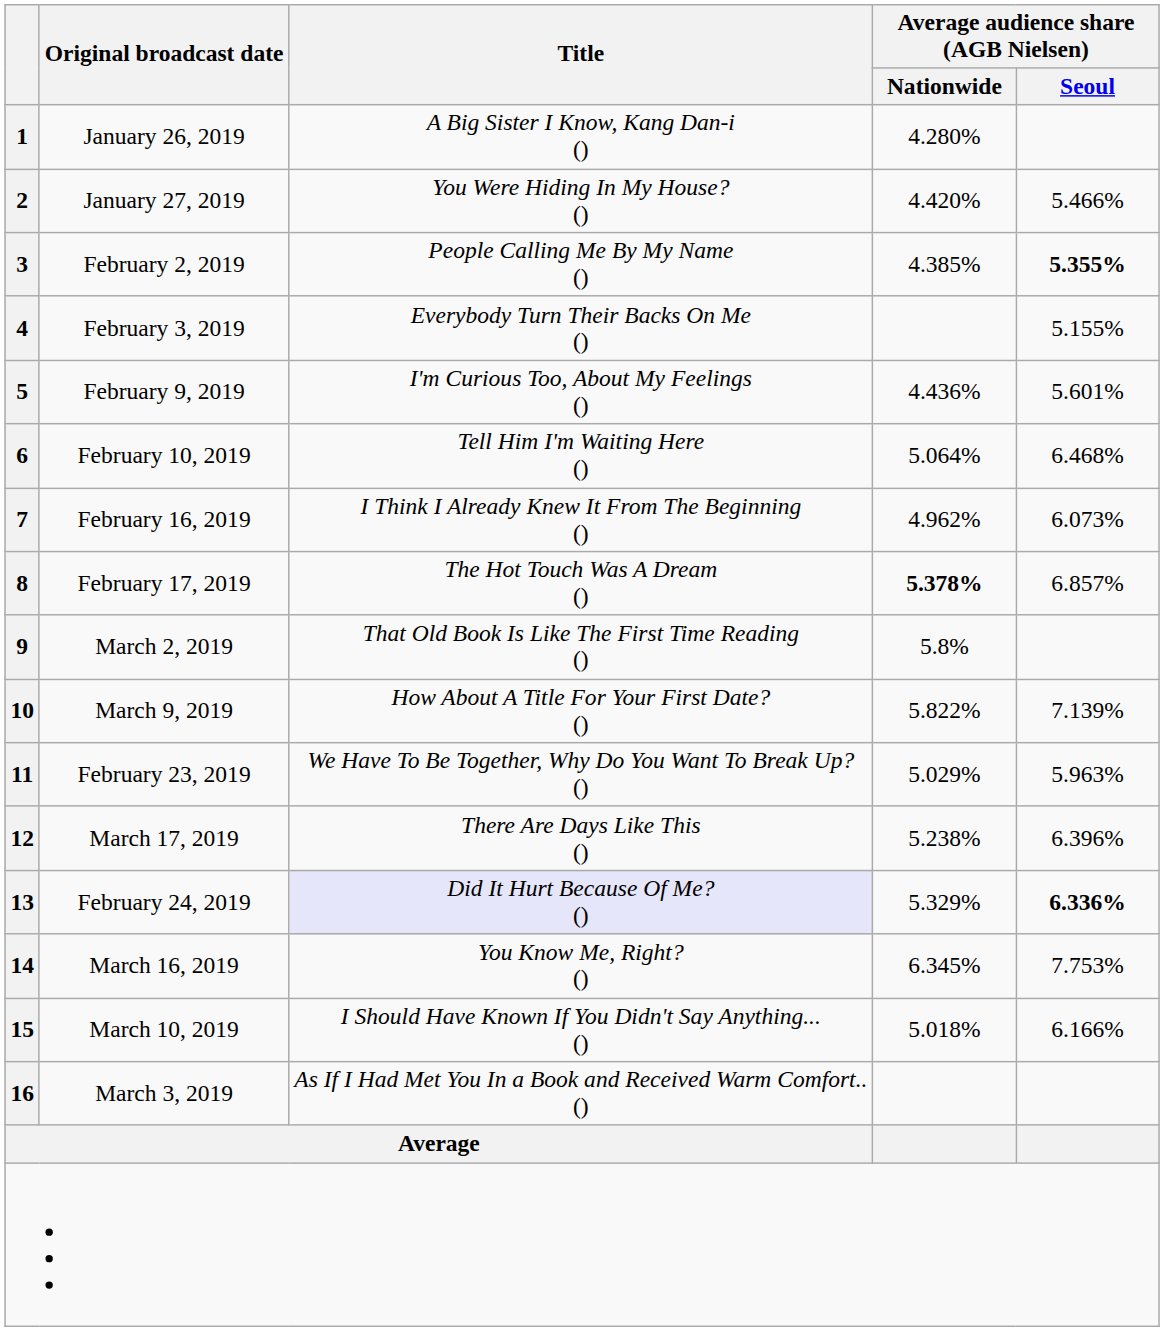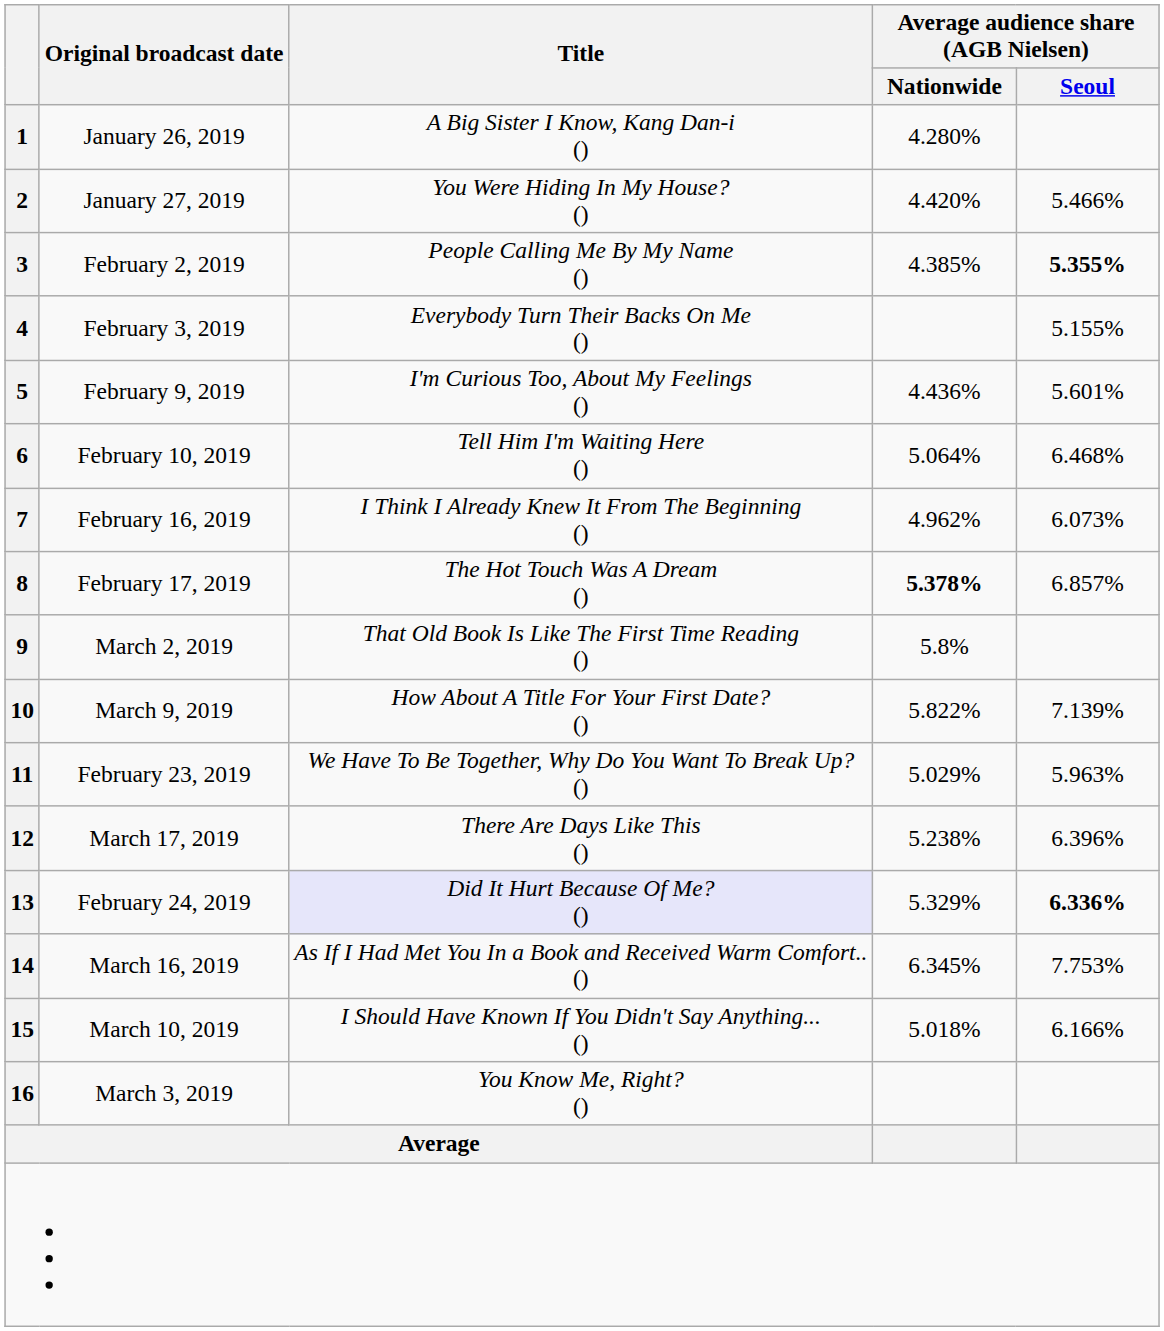(581, 965) You Know Me, Right? () -> (581, 965) As If I Had Met You In a Book and Received Warm Comfort.. ()
(581, 1093) As If I Had Met You In a Book and Received Warm Comfort.. () -> (581, 1093) You Know Me, Right? ()
